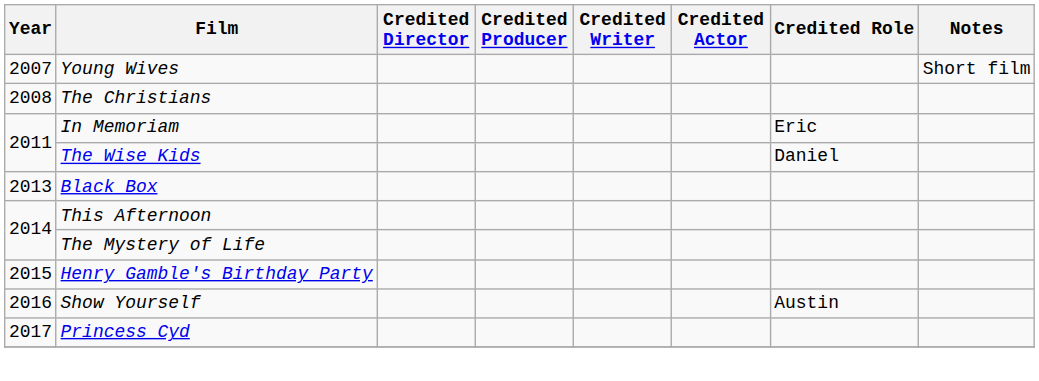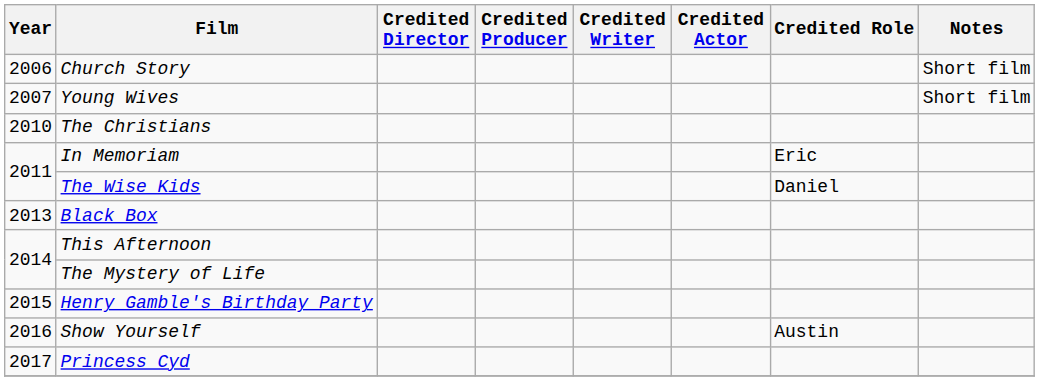+ row: (125, 69)
(31, 98) 2008 -> (31, 128) 2010
